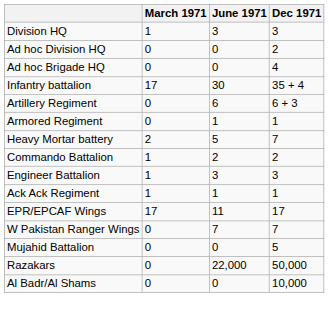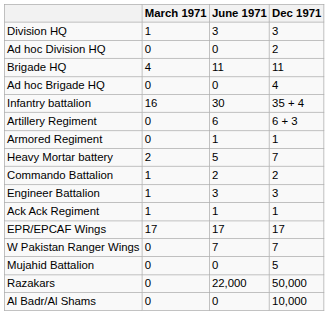+ row: (37, 67)
(151, 85) 17 -> (151, 103) 16
(218, 211) 11 -> (218, 229) 17
